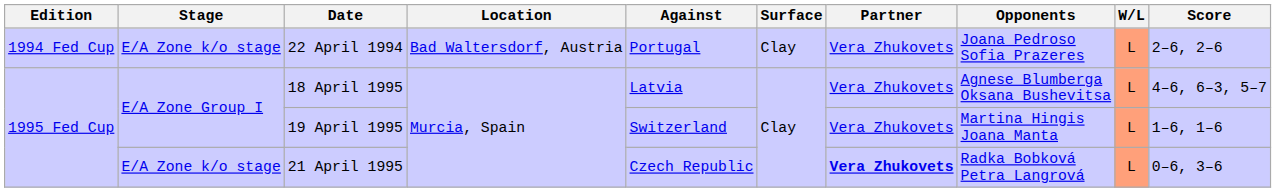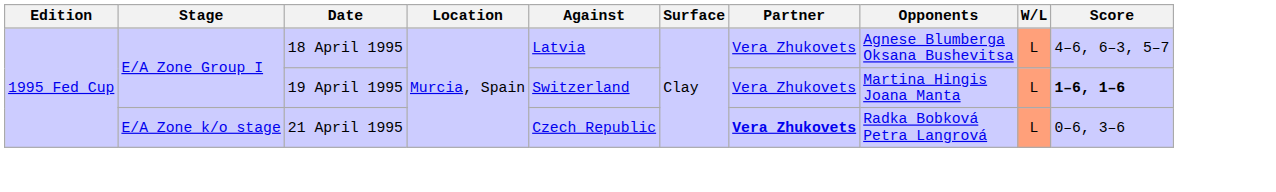- row: (345, 48)
(1187, 127) normal -> (1090, 87) bold
